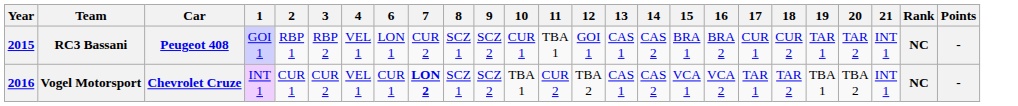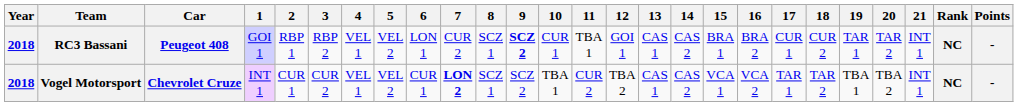+ column: (390, 15)
(21, 44) 2015 -> (21, 44) 2018
(489, 44) normal -> (522, 44) bold
(21, 82) 2016 -> (21, 82) 2018
